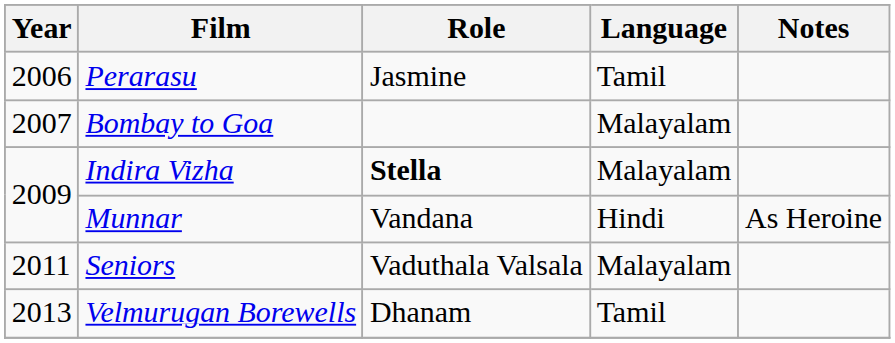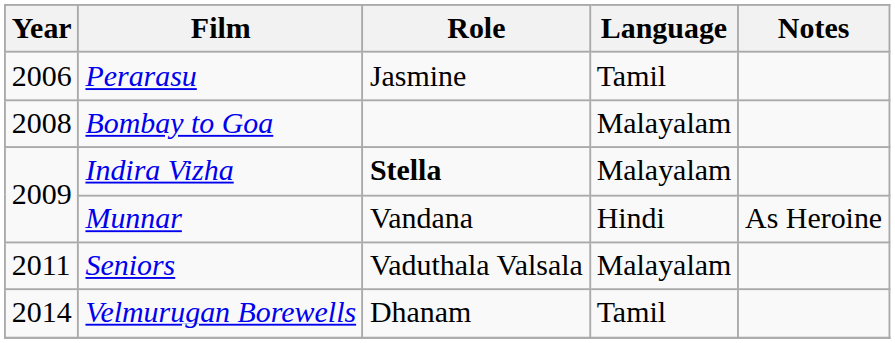(42, 123) 2007 -> (42, 123) 2008
(42, 312) 2013 -> (42, 312) 2014
